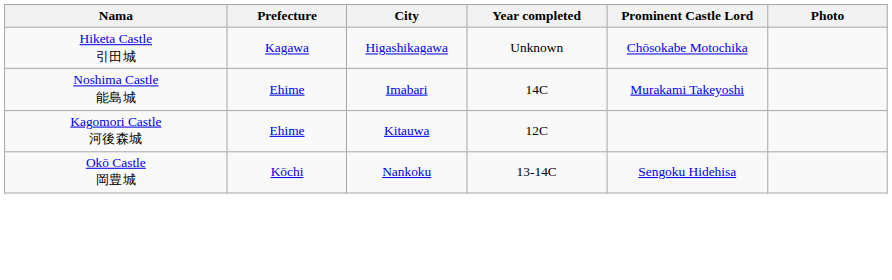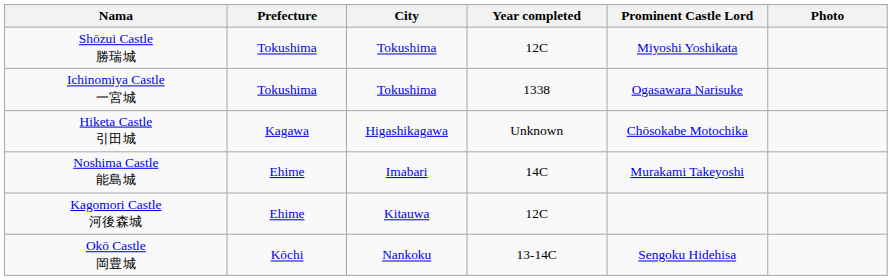+ row: (116, 47)
+ row: (116, 88)
